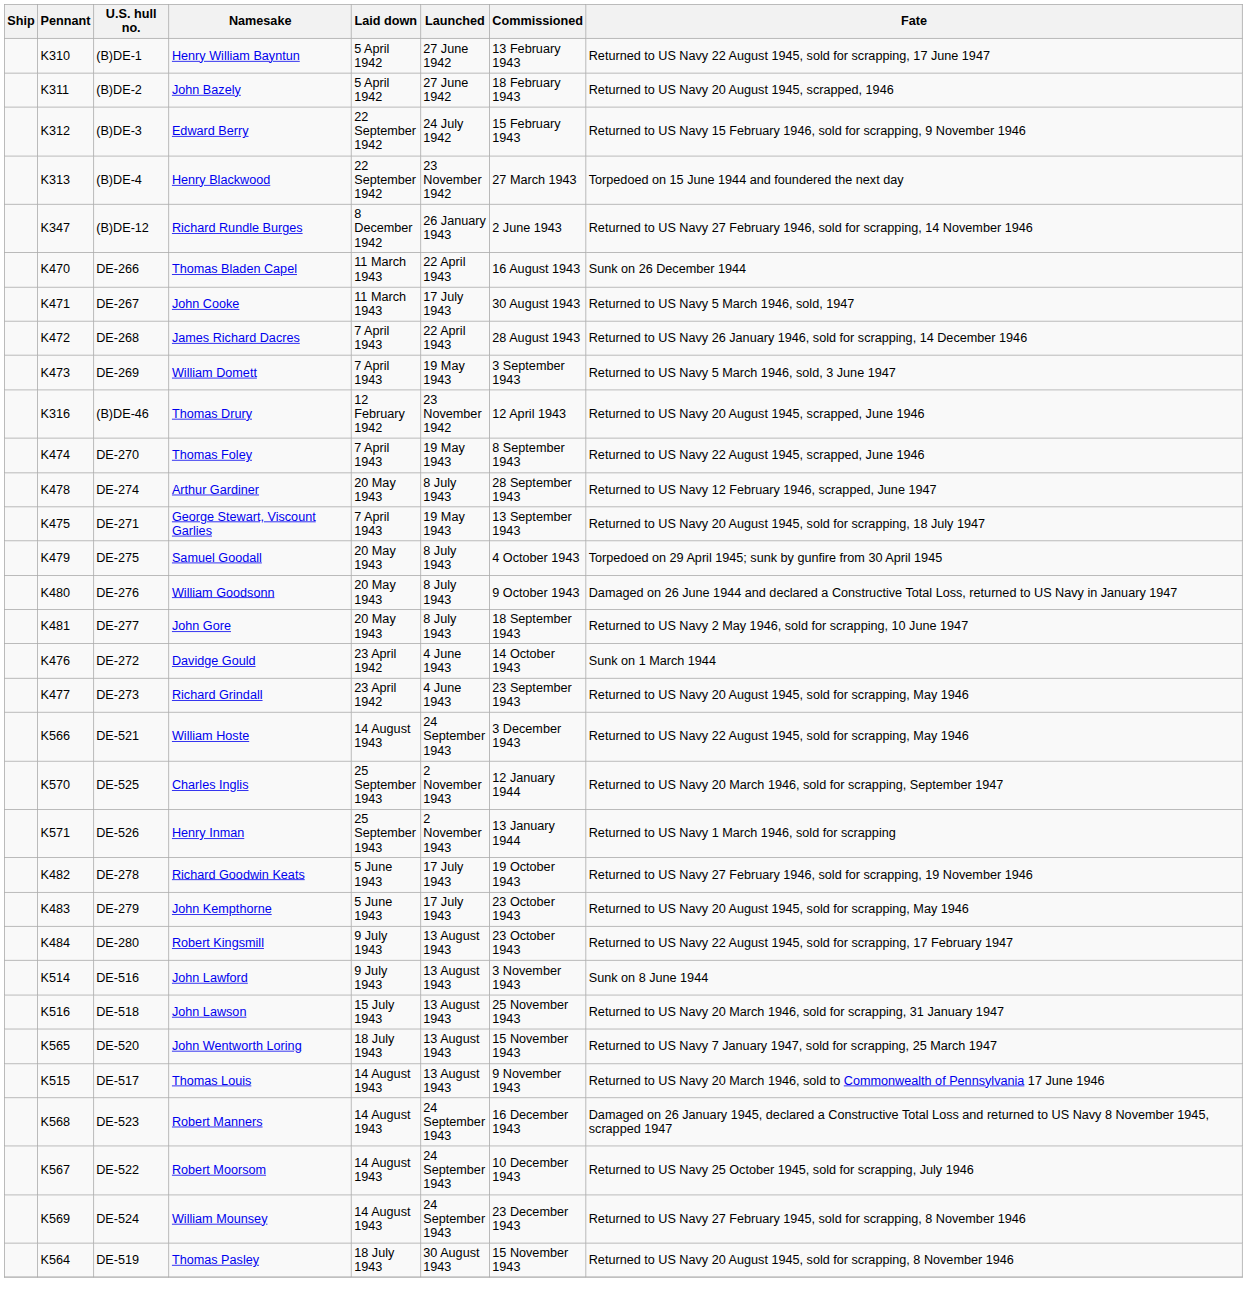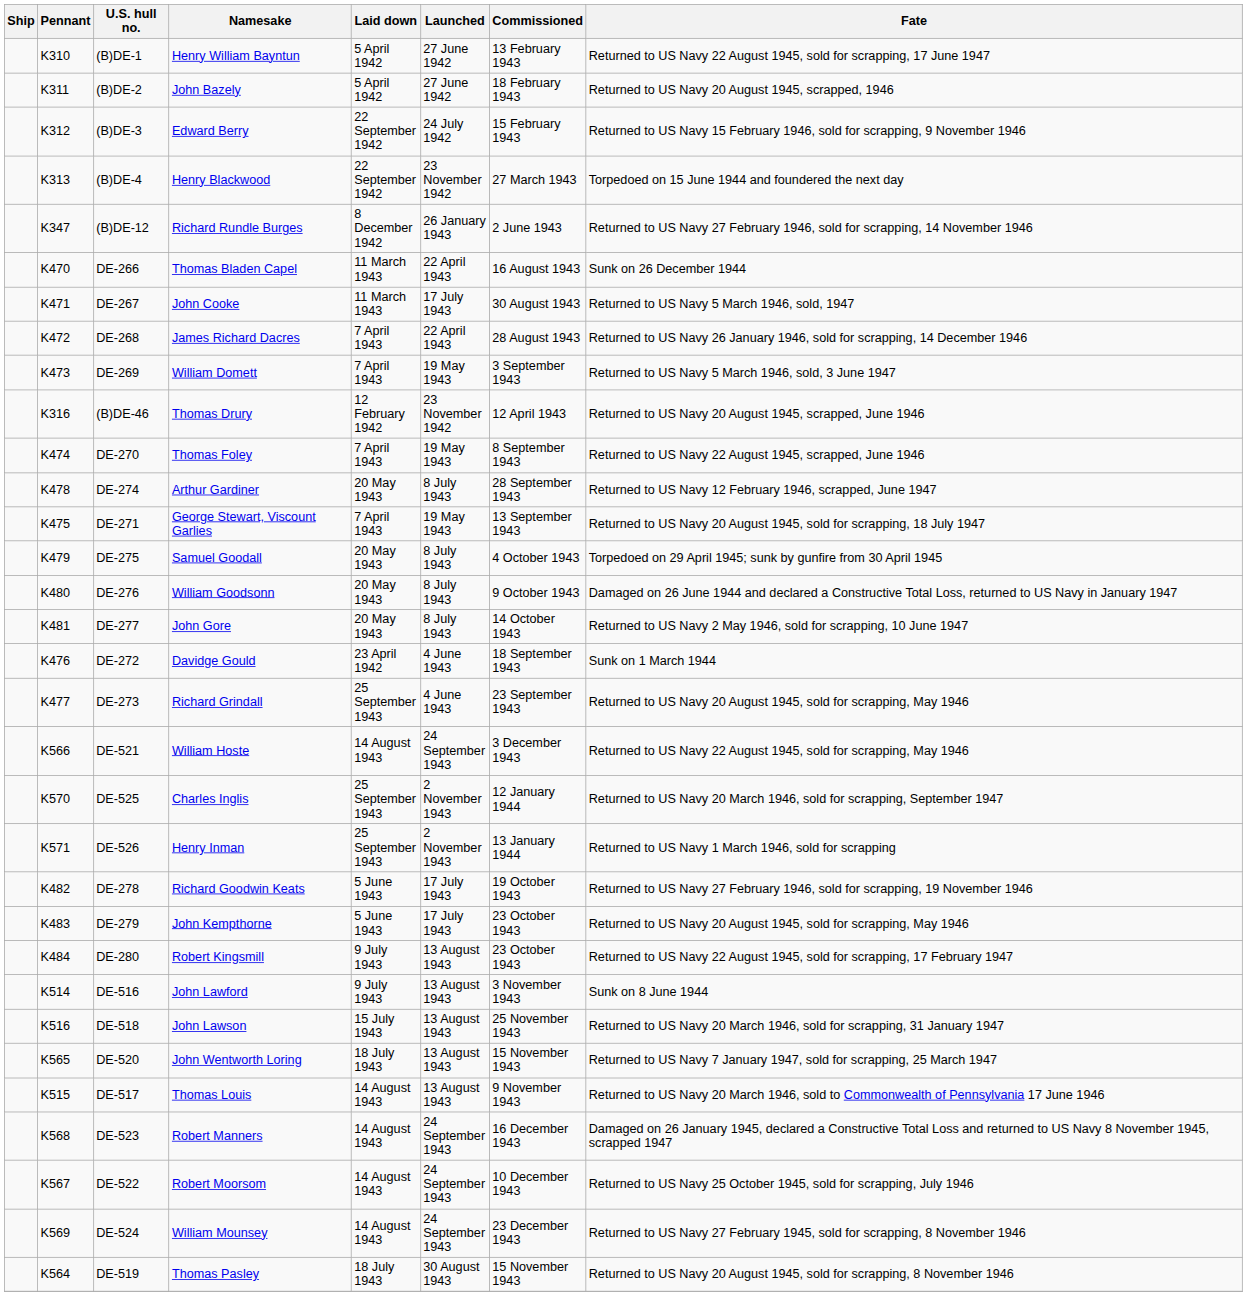(532, 626) 18 September 1943 -> (524, 626) 14 October 1943
(524, 661) 14 October 1943 -> (532, 661) 18 September 1943
(375, 695) 23 April 1942 -> (385, 702) 25 September 1943
